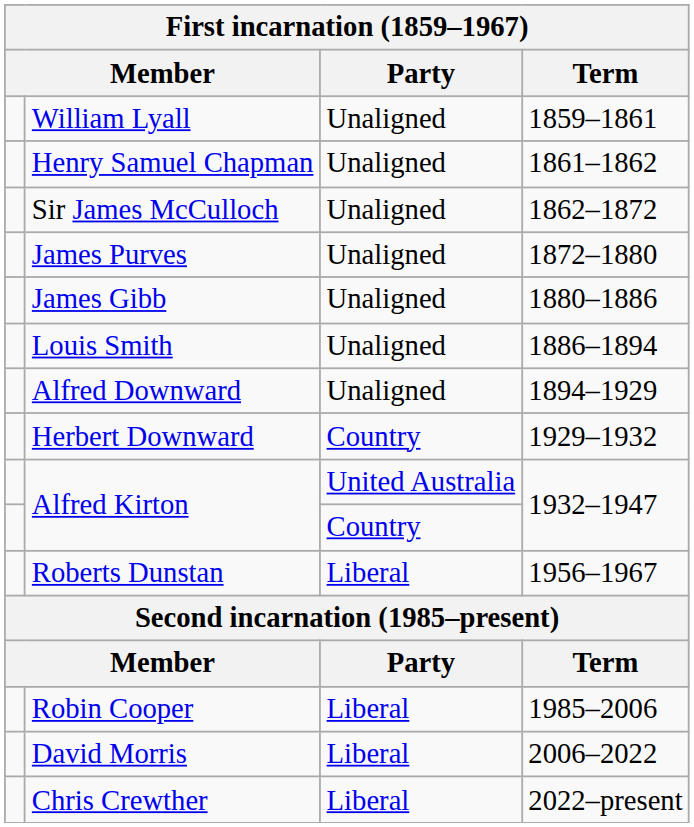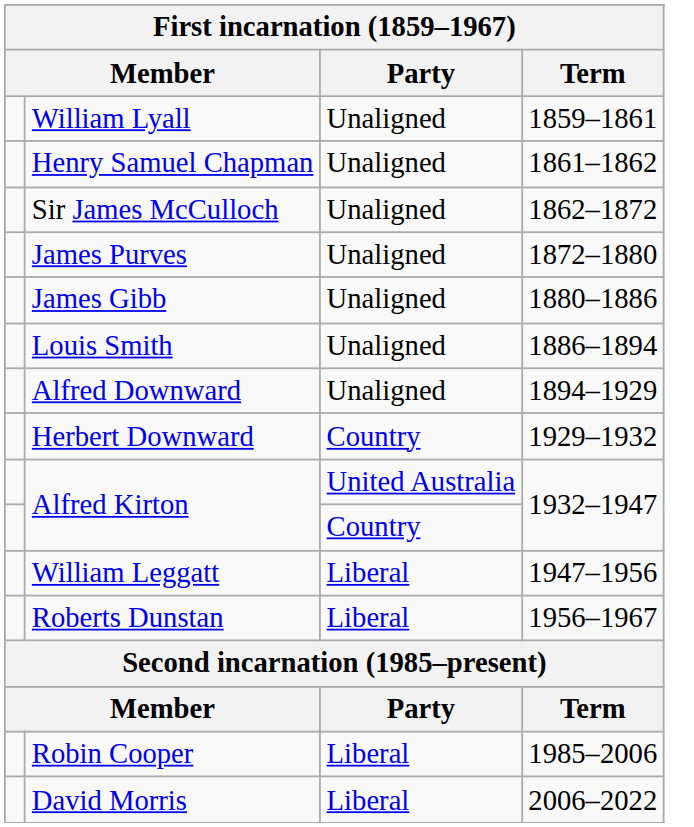+ row: (126, 572)
- row: (120, 799)
